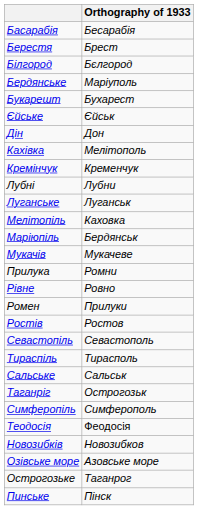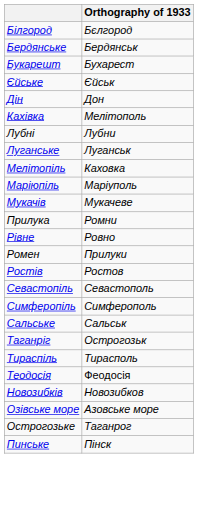- row: (32, 30)
- row: (30, 47)
(111, 82) Маріуполь -> (111, 47) Бердянськ
- row: (32, 168)
(111, 237) Бердянськ -> (111, 185) Маріуполь
rows swapped: (41, 409) <-> (32, 358)
